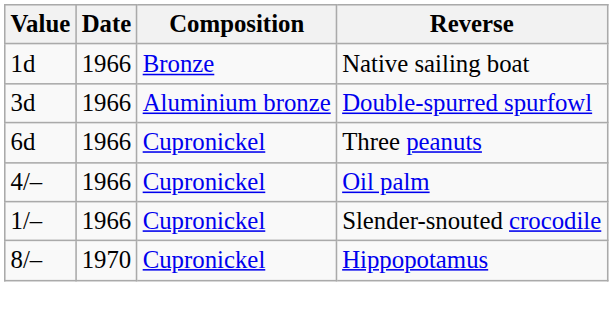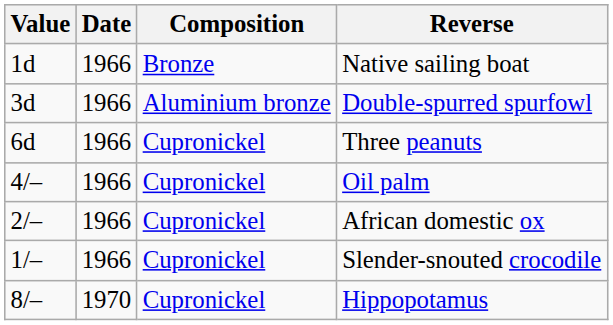+ row: (443, 220)
